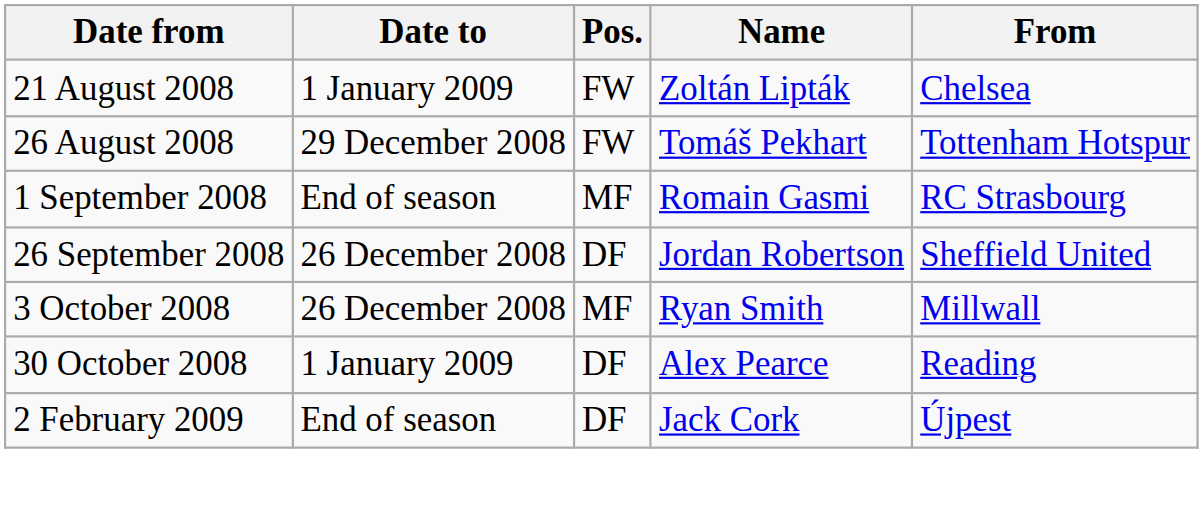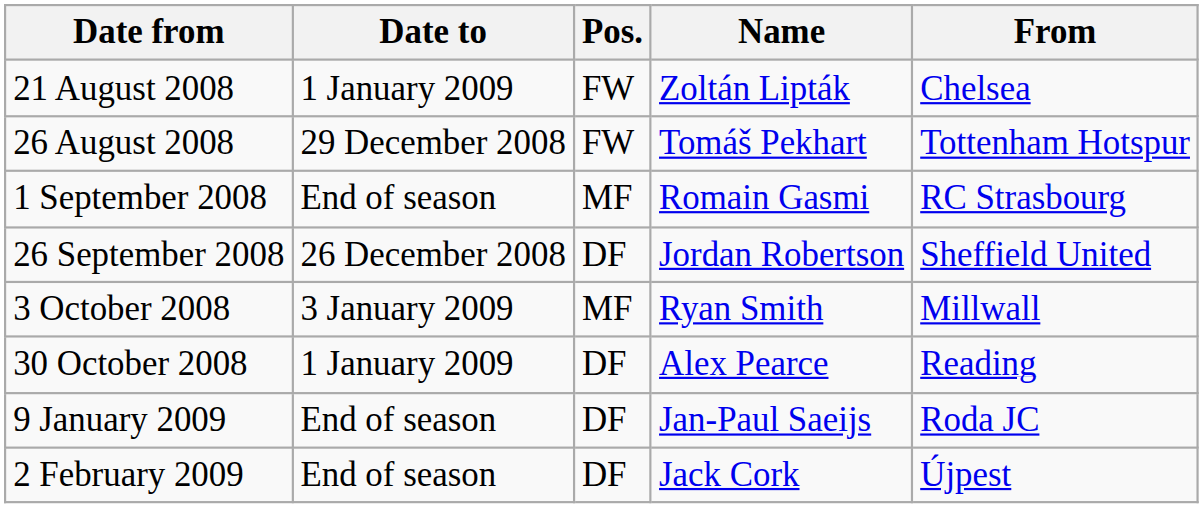(433, 308) 26 December 2008 -> (407, 308) 3 January 2009
+ row: (120, 419)
